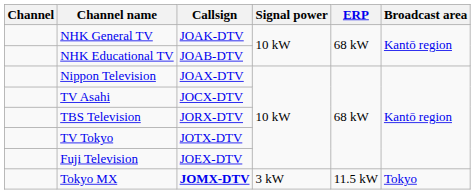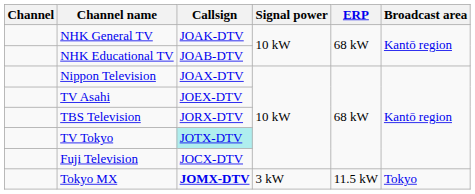(211, 96) JOCX-DTV -> (211, 96) JOEX-DTV
(211, 138) no background -> (211, 138) paleturquoise background
(211, 158) JOEX-DTV -> (211, 158) JOCX-DTV
